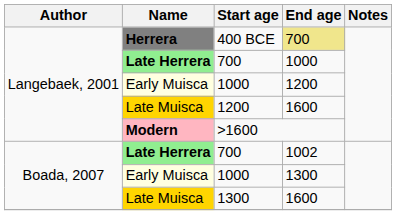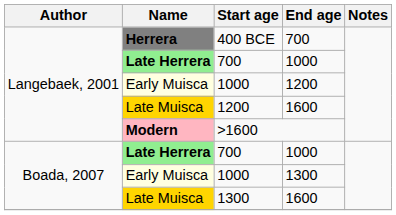(297, 38) khaki background -> (297, 38) no background
(301, 152) 1002 -> (301, 152) 1000
